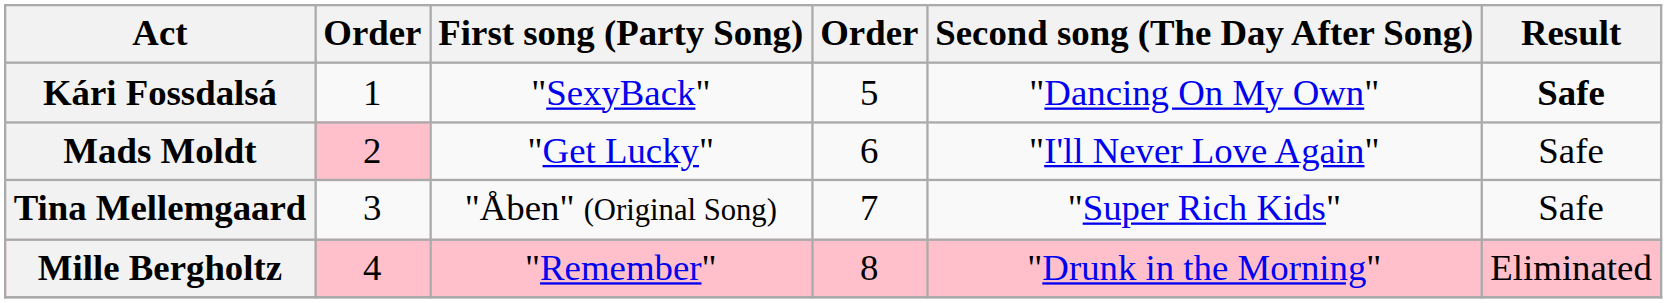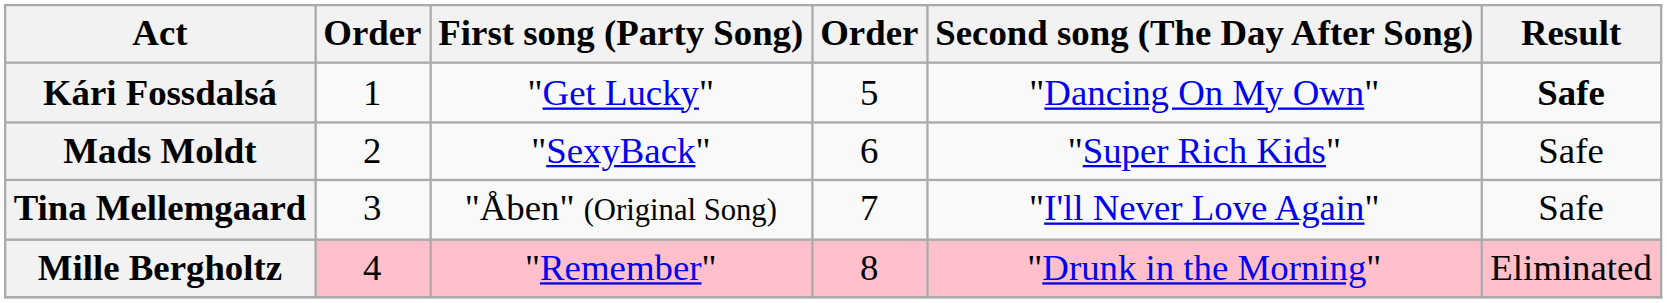(621, 92) "SexyBack" -> (621, 92) "Get Lucky"
(372, 150) pink background -> (372, 150) no background
(621, 150) "Get Lucky" -> (621, 150) "SexyBack"
(1204, 150) "I'll Never Love Again" -> (1204, 150) "Super Rich Kids"
(1204, 208) "Super Rich Kids" -> (1204, 208) "I'll Never Love Again"
